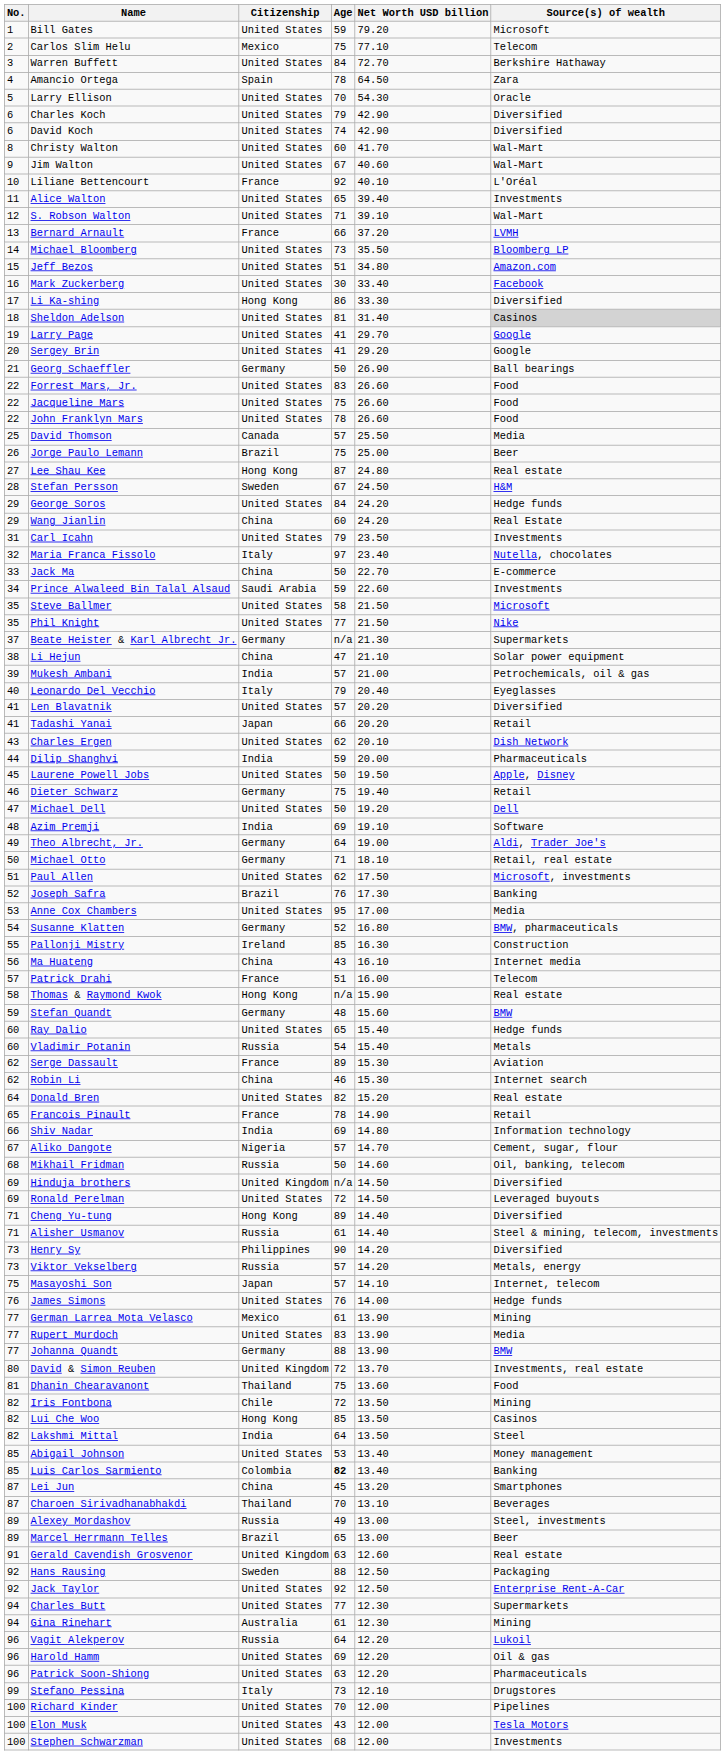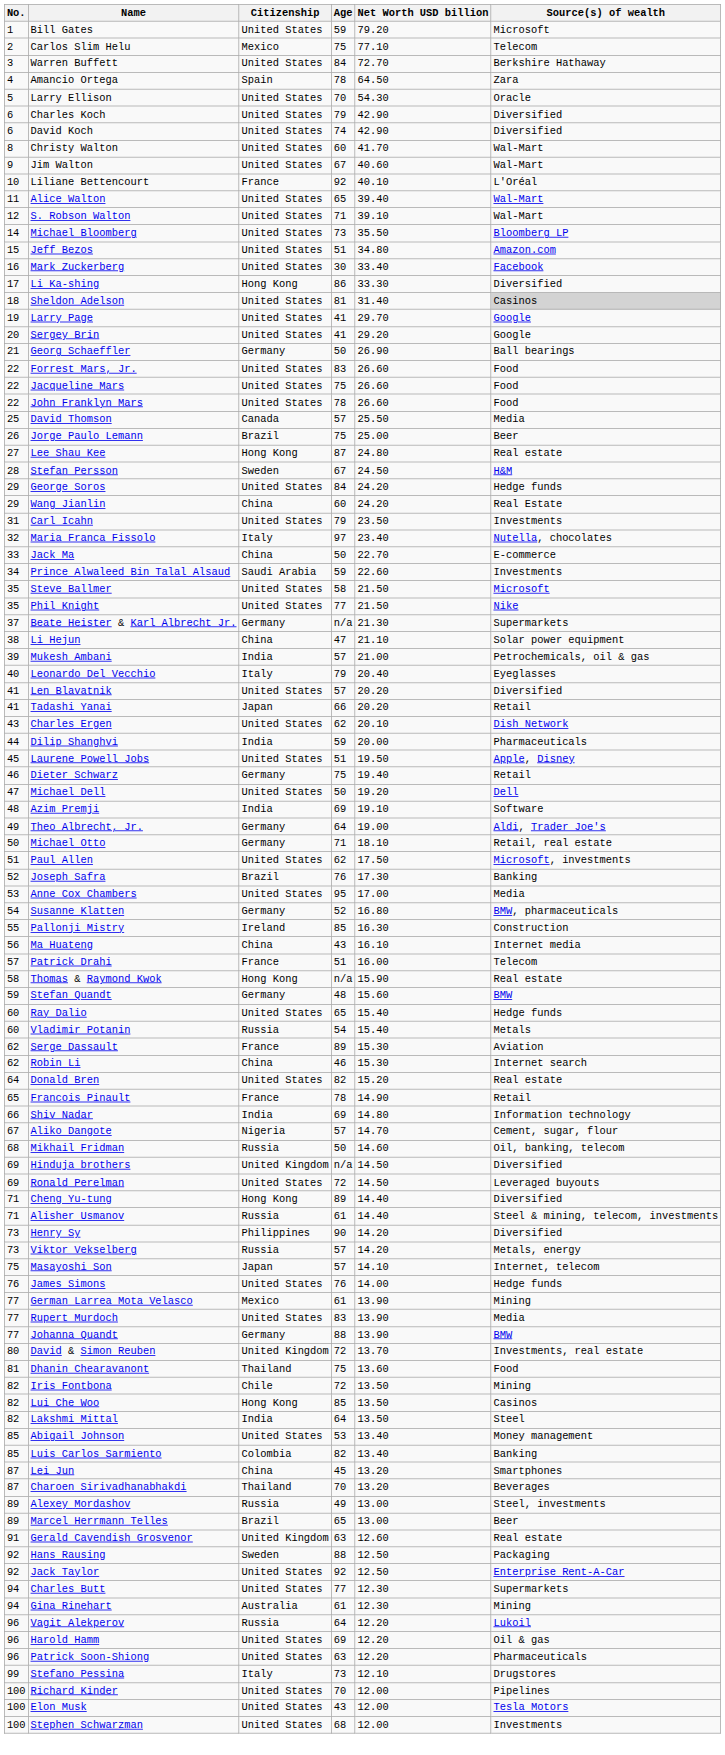(528, 199) Investments -> (518, 199) Wal-Mart
- row: (77, 233)
(340, 776) 50 -> (340, 759) 51
(340, 1471) bold -> (340, 1454) normal
(373, 1504) 13.10 -> (373, 1488) 13.20
